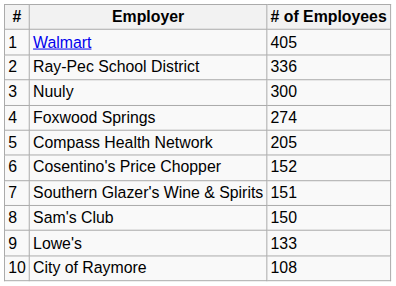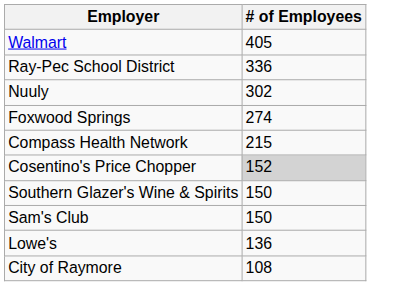- column: (17, 17)
(284, 92) 300 -> (259, 92) 302
(284, 142) 205 -> (259, 142) 215
(284, 167) no background -> (259, 167) lightgrey background
(284, 192) 151 -> (259, 192) 150
(284, 243) 133 -> (259, 243) 136
